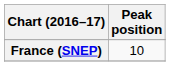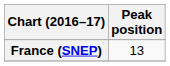(137, 50) 10 -> (137, 50) 13
